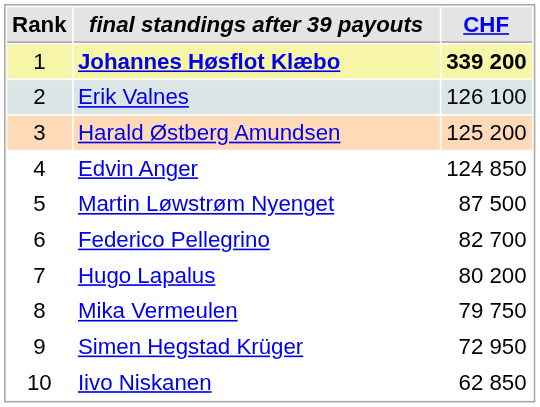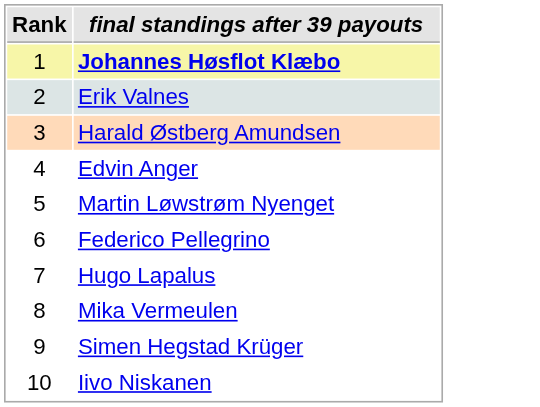- column: (486, 24)
